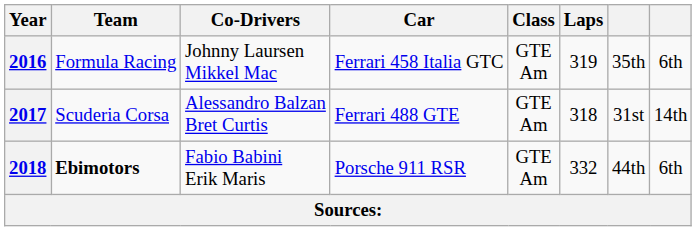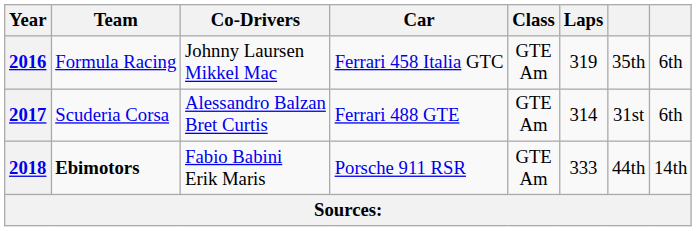(583, 115) 318 -> (583, 115) 314
(671, 115) 14th -> (671, 115) 6th
(583, 168) 332 -> (583, 168) 333
(671, 168) 6th -> (671, 168) 14th
